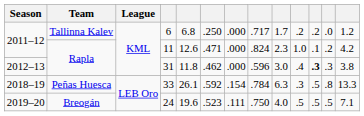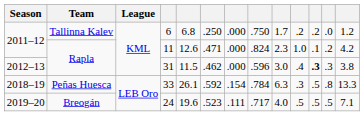(260, 31) .717 -> (260, 31) .750
(188, 66) 11.8 -> (188, 66) 11.5
(260, 102) .750 -> (260, 102) .717
